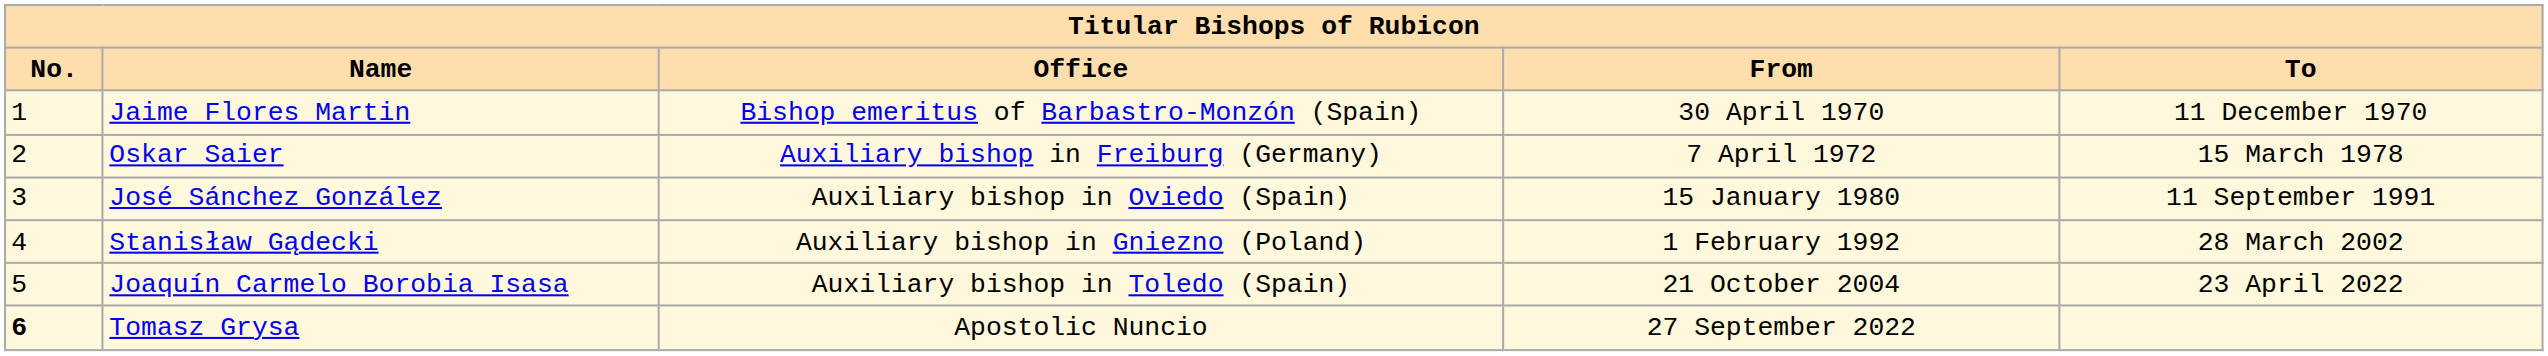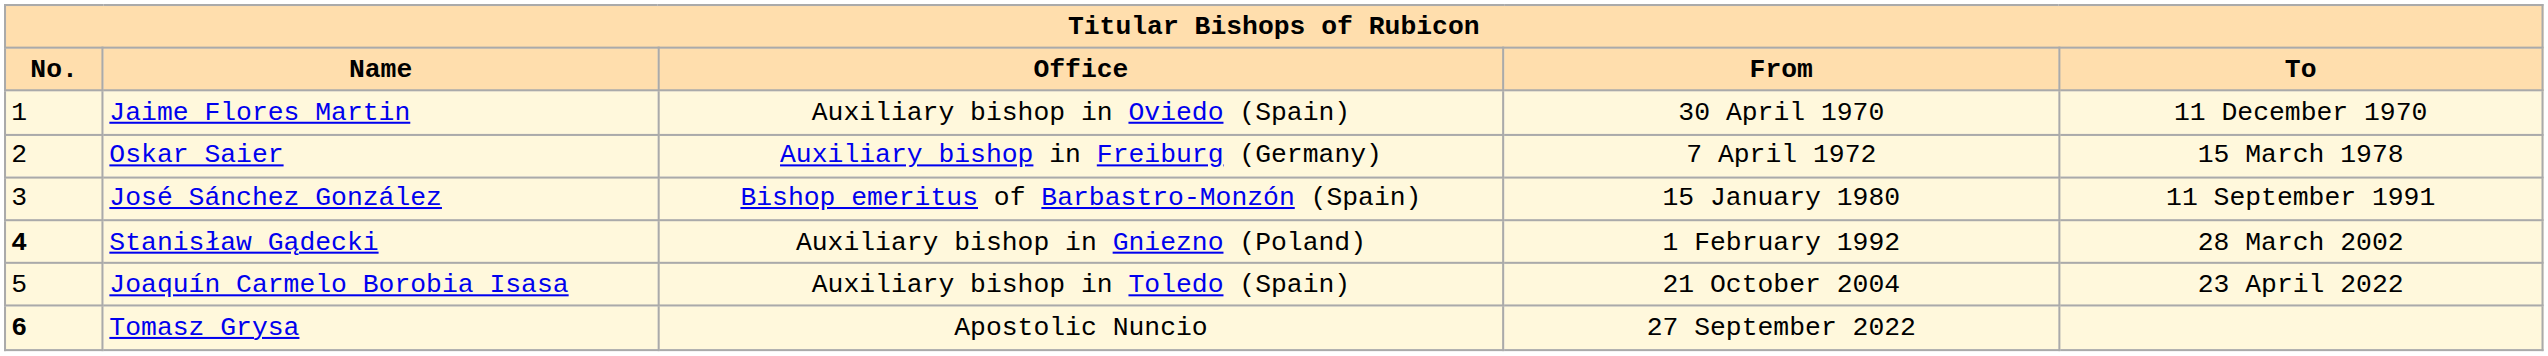(1081, 113) Bishop emeritus of Barbastro-Monzón (Spain) -> (1081, 113) Auxiliary bishop in Oviedo (Spain)
(1081, 199) Auxiliary bishop in Oviedo (Spain) -> (1081, 199) Bishop emeritus of Barbastro-Monzón (Spain)
(19, 242) normal -> (19, 242) bold
